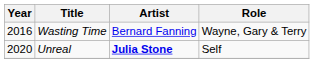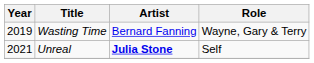(20, 31) 2016 -> (20, 31) 2019
(20, 49) 2020 -> (20, 49) 2021
